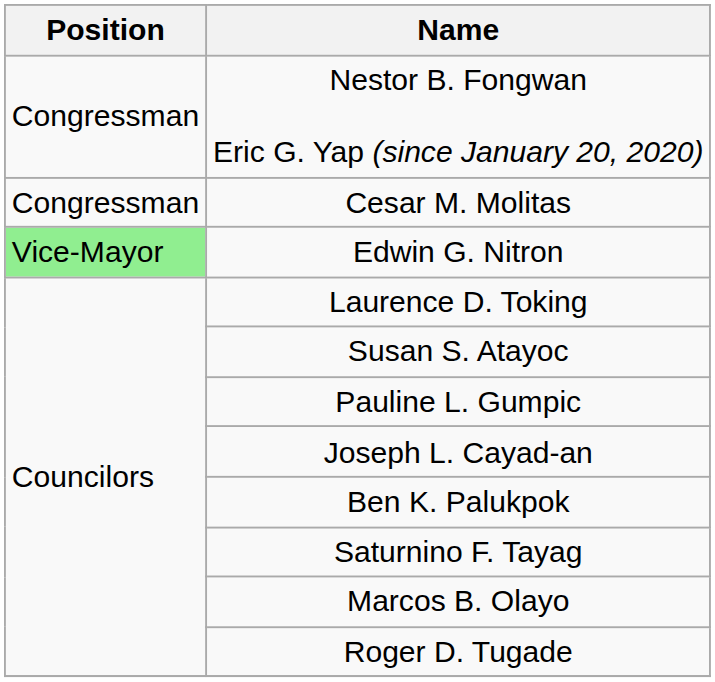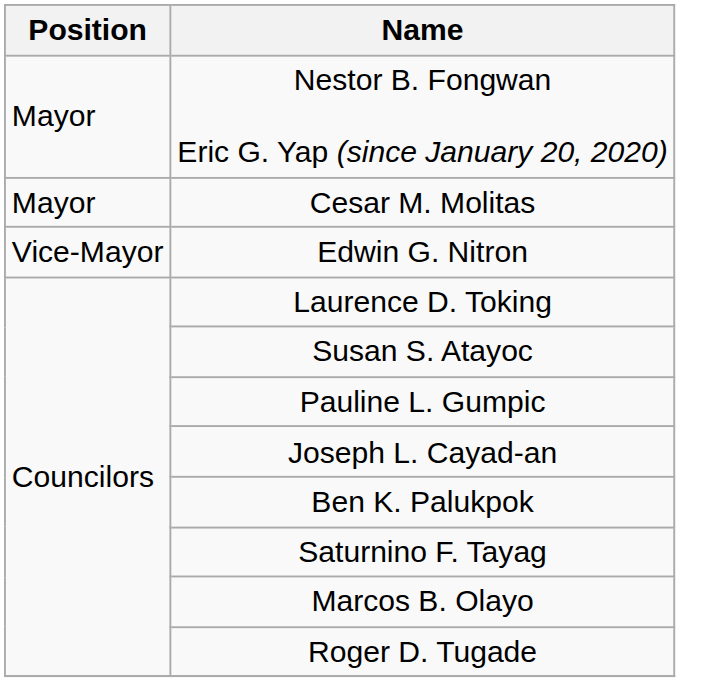(106, 116) Congressman -> (54, 116) Mayor
(106, 202) Congressman -> (54, 202) Mayor
(88, 252) lightgreen background -> (88, 252) no background
